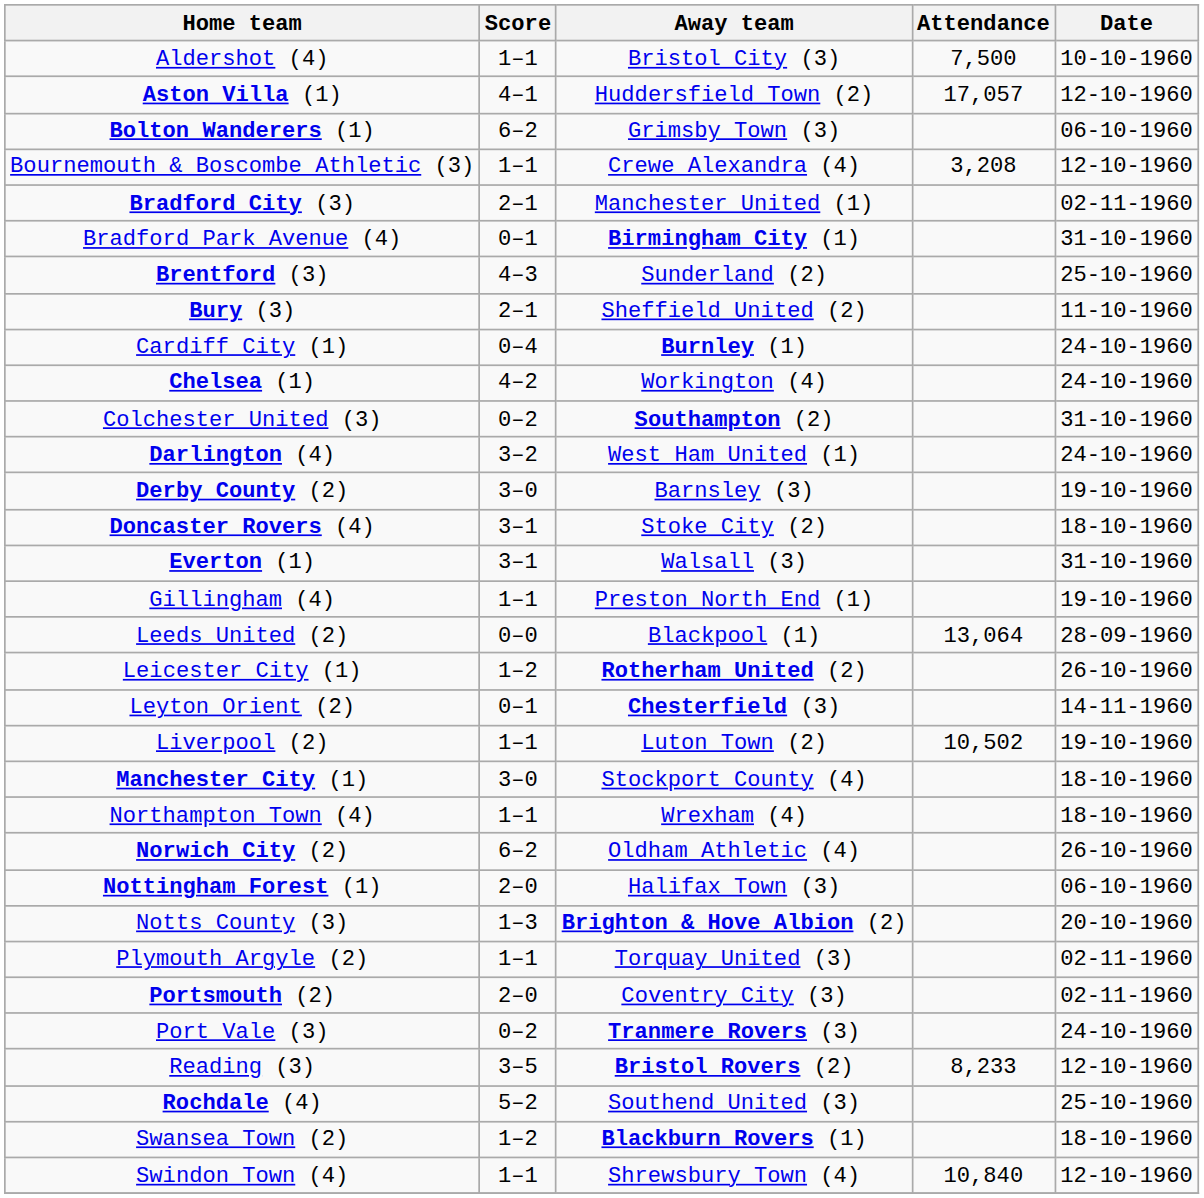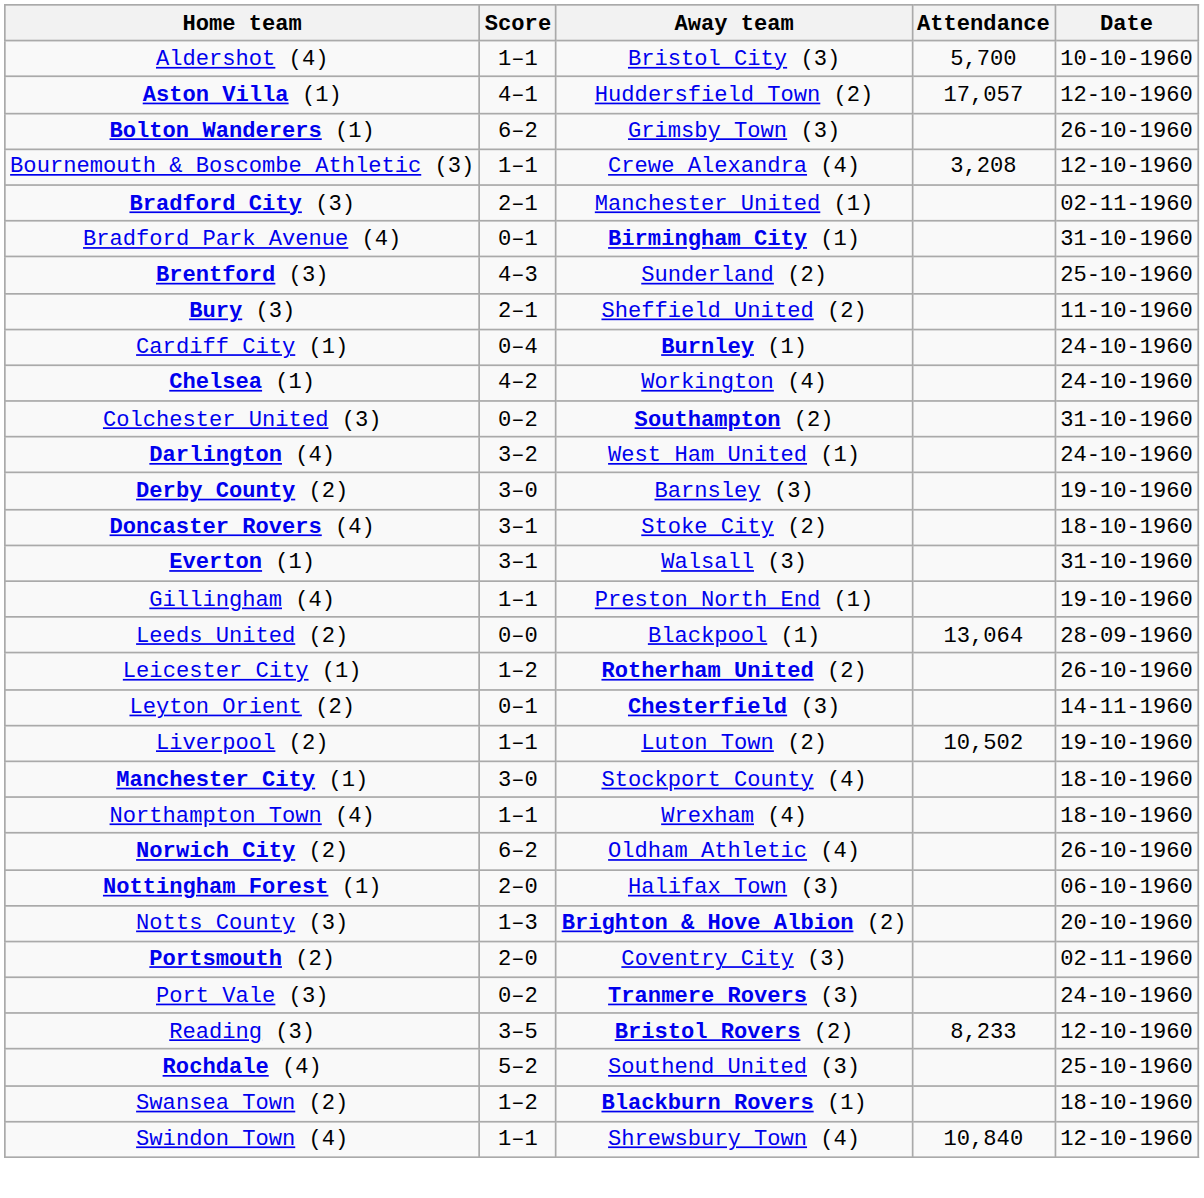(983, 59) 7,500 -> (983, 59) 5,700
(1127, 131) 06-10-1960 -> (1127, 131) 26-10-1960
- row: (242, 959)
